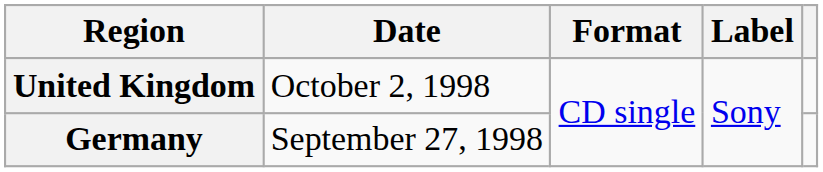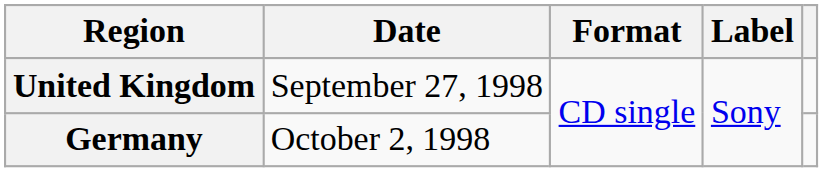(380, 85) October 2, 1998 -> (407, 85) September 27, 1998
(407, 138) September 27, 1998 -> (380, 138) October 2, 1998
